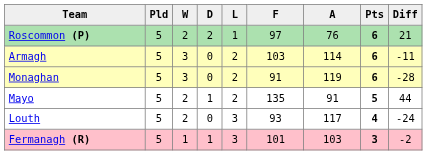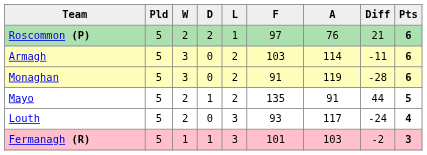columns swapped: (405, 15) <-> (375, 15)
